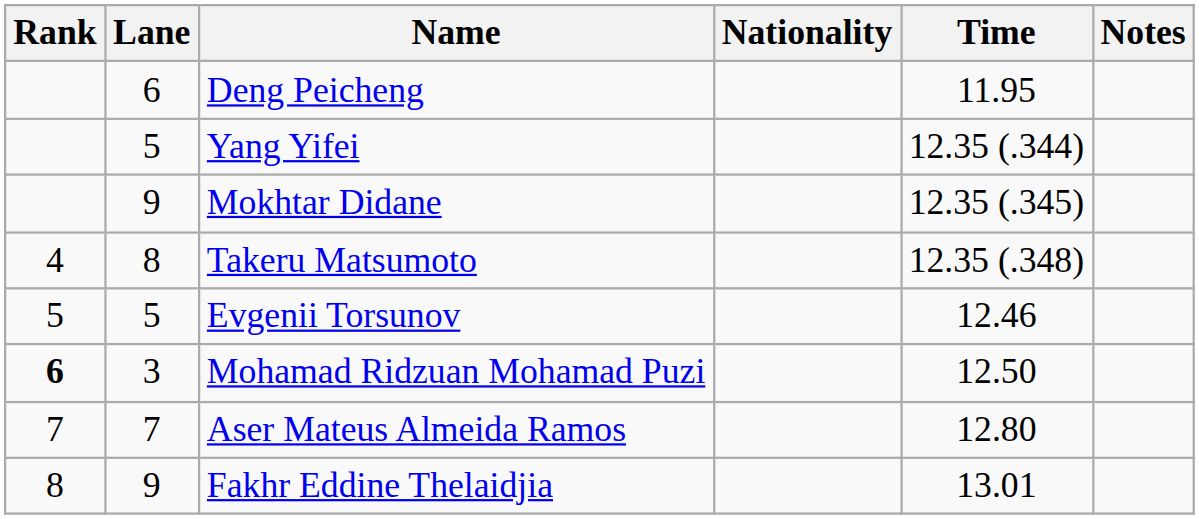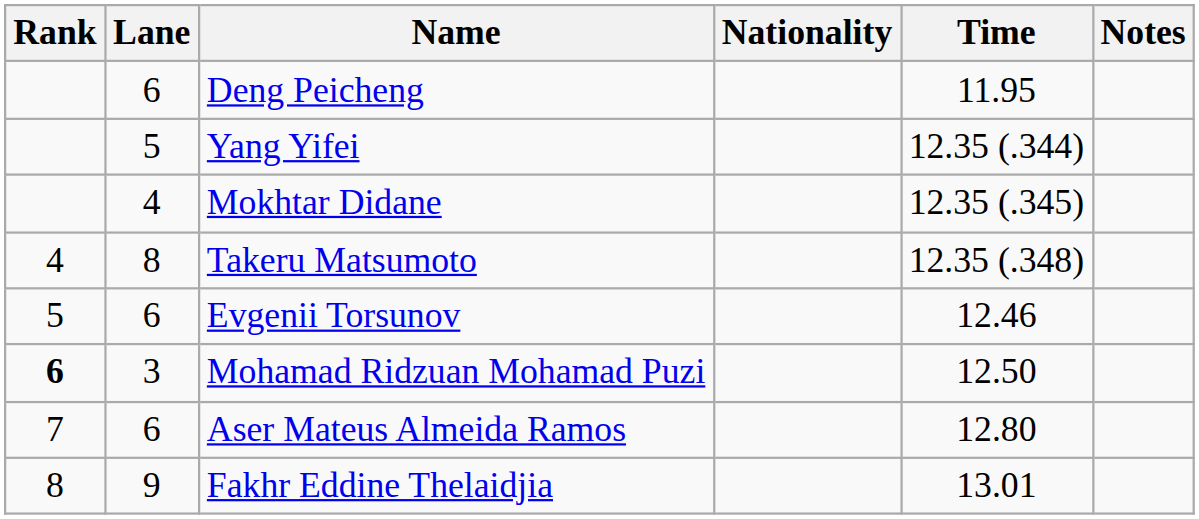(152, 202) 9 -> (152, 202) 4
(152, 315) 5 -> (152, 315) 6
(152, 428) 7 -> (152, 428) 6
